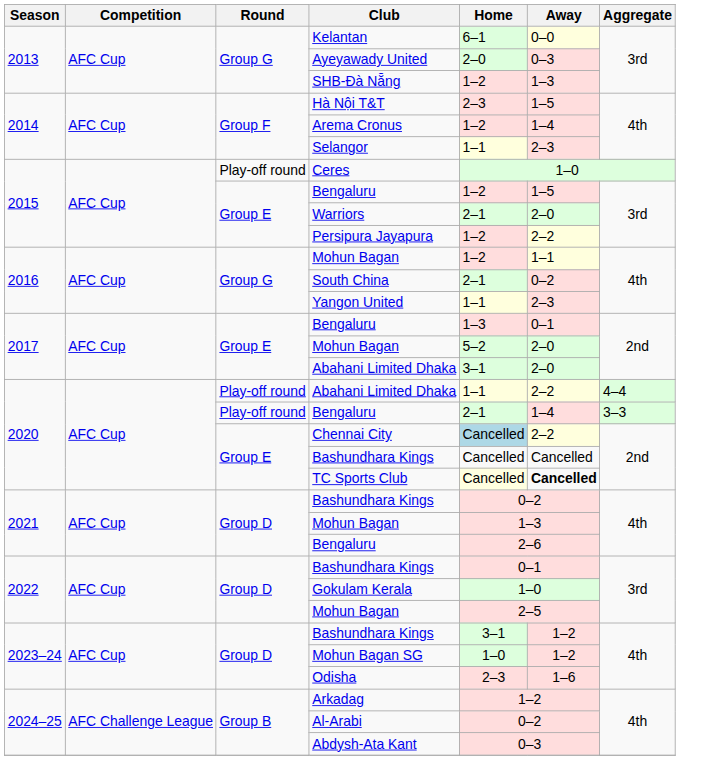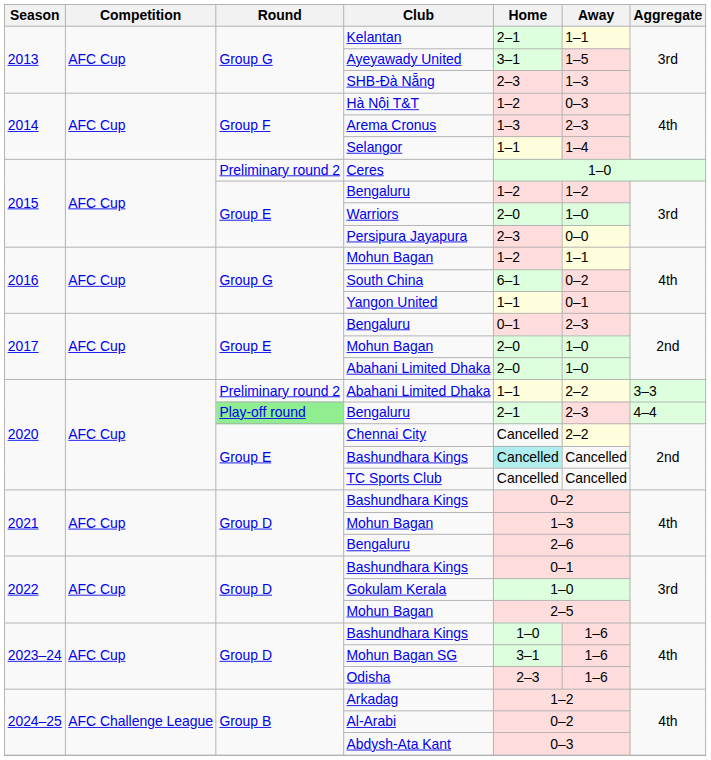(474, 37) 6–1 -> (508, 37) 2–1
(543, 37) 0–0 -> (577, 37) 1–1
(474, 59) 2–0 -> (508, 59) 3–1
(543, 59) 0–3 -> (577, 59) 1–5
(474, 81) 1–2 -> (508, 81) 2–3
(474, 103) 2–3 -> (508, 103) 1–2
(543, 103) 1–5 -> (577, 103) 0–3
(474, 125) 1–2 -> (508, 125) 1–3
(543, 125) 1–4 -> (577, 125) 2–3
(543, 147) 2–3 -> (577, 147) 1–4
(263, 170) Play-off round -> (280, 170) Preliminary round 2
(543, 192) 1–5 -> (577, 192) 1–2
(474, 214) 2–1 -> (508, 214) 2–0
(543, 214) 2–0 -> (577, 214) 1–0
(474, 236) 1–2 -> (508, 236) 2–3
(543, 236) 2–2 -> (577, 236) 0–0
(474, 280) 2–1 -> (508, 280) 6–1
(543, 302) 2–3 -> (577, 302) 0–1
(474, 324) 1–3 -> (508, 324) 0–1
(543, 324) 0–1 -> (577, 324) 2–3
(474, 346) 5–2 -> (508, 346) 2–0
(543, 346) 2–0 -> (577, 346) 1–0
(474, 368) 3–1 -> (508, 368) 2–0
(543, 368) 2–0 -> (577, 368) 1–0
(263, 390) Play-off round -> (280, 390) Preliminary round 2
(615, 390) 4–4 -> (645, 390) 3–3
(263, 412) no background -> (263, 412) lightgreen background
(543, 412) 1–4 -> (577, 412) 2–3
(615, 412) 3–3 -> (645, 412) 4–4
(494, 434) lightblue background -> (528, 434) no background
(494, 457) no background -> (528, 457) paleturquoise background
(494, 479) lightyellow background -> (528, 479) no background
(564, 479) bold -> (596, 479) normal
(494, 633) 3–1 -> (528, 633) 1–0
(564, 633) 1–2 -> (596, 633) 1–6
(494, 655) 1–0 -> (528, 655) 3–1
(564, 655) 1–2 -> (596, 655) 1–6
